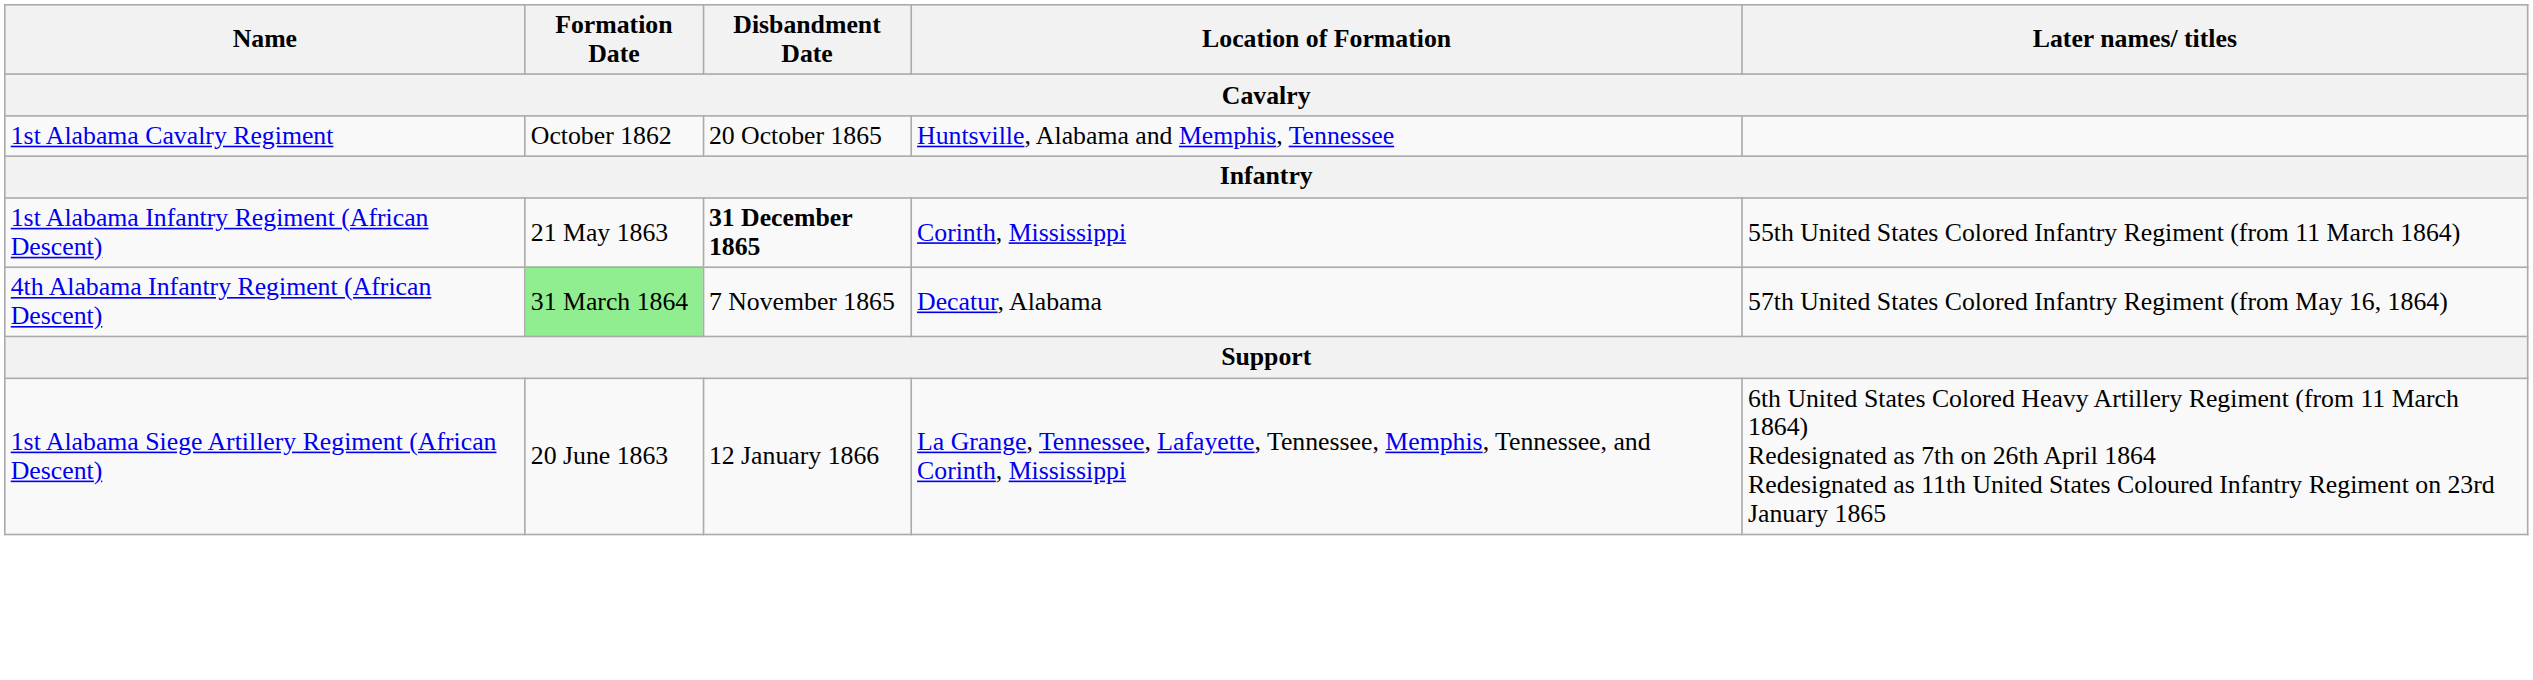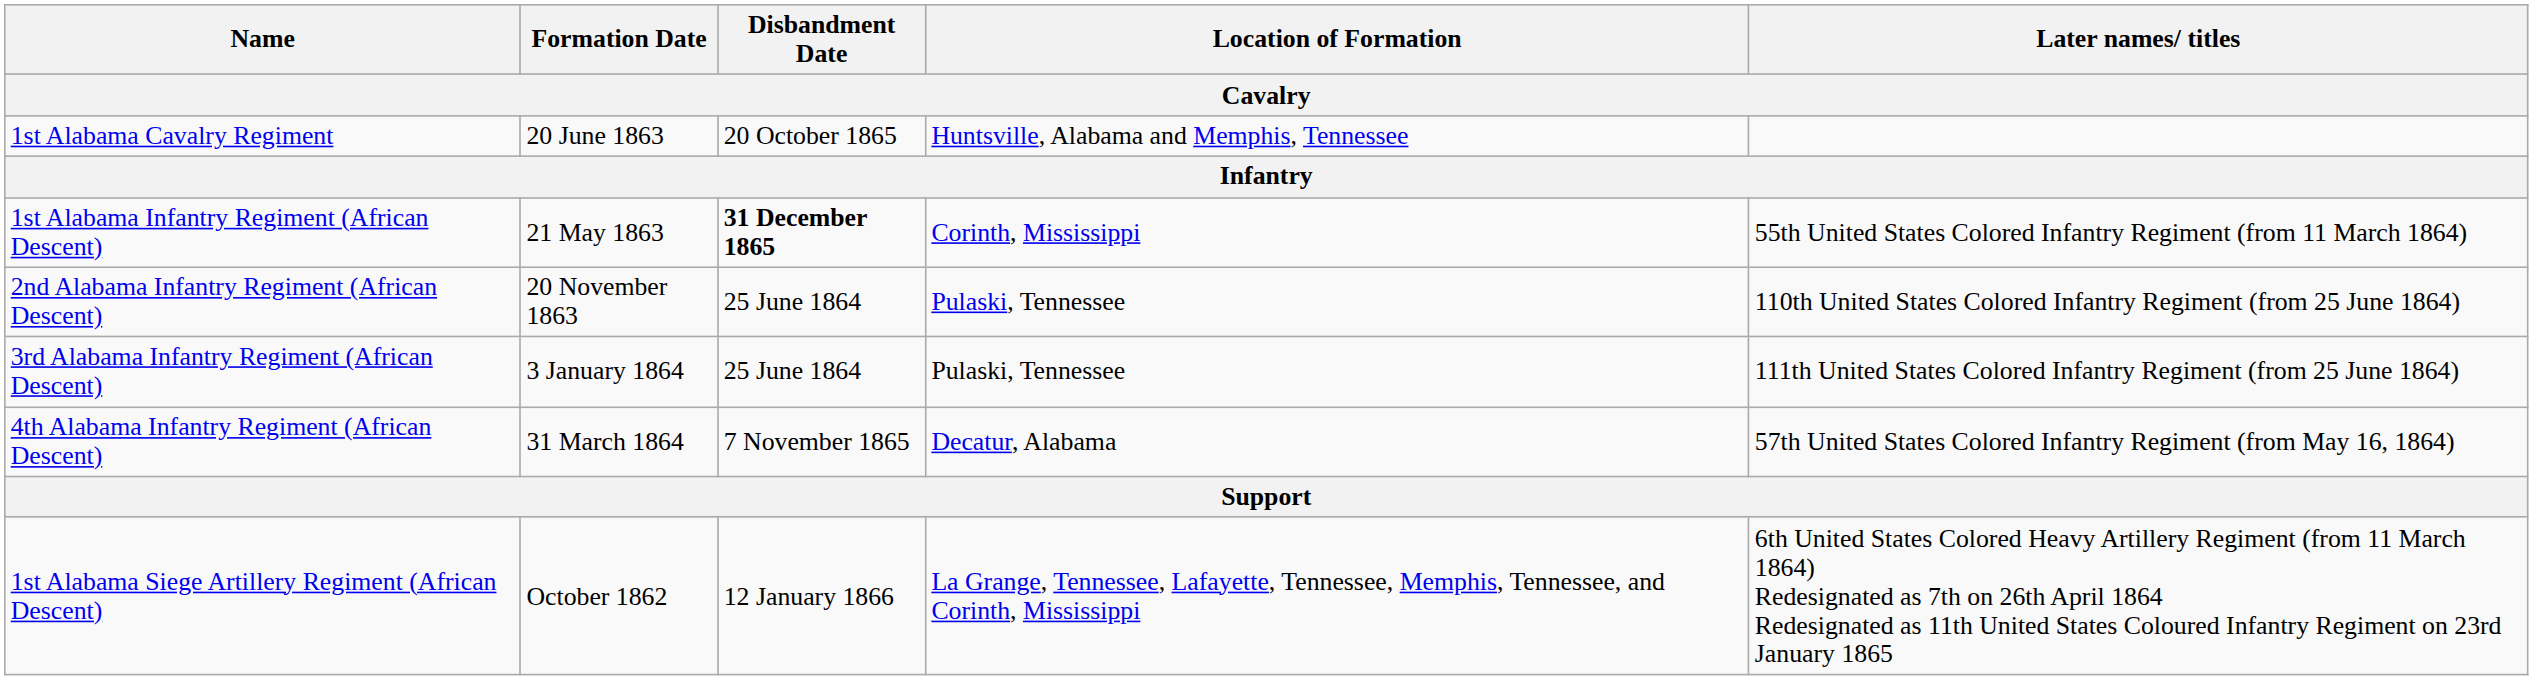(601, 135) October 1862 -> (595, 135) 20 June 1863
+ row: (224, 301)
+ row: (222, 371)
(609, 301) lightgreen background -> (605, 441) no background
(599, 455) 20 June 1863 -> (597, 595) October 1862
